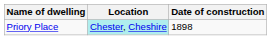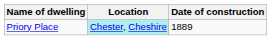(182, 27) 1898 -> (182, 27) 1889
